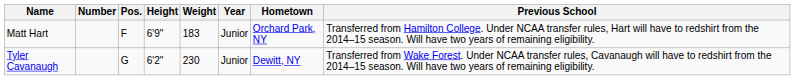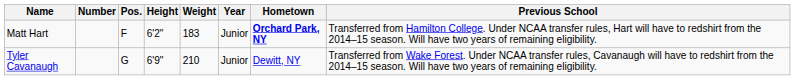(155, 34) 6'9" -> (155, 34) 6'2"
(284, 34) normal -> (286, 34) bold
(155, 61) 6'2" -> (155, 61) 6'9"
(191, 61) 230 -> (191, 61) 210
